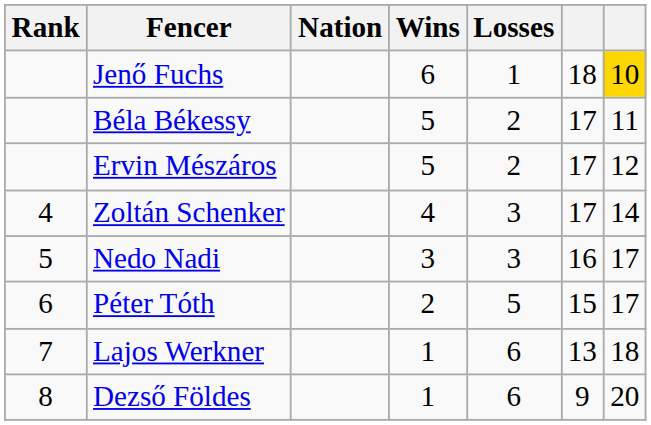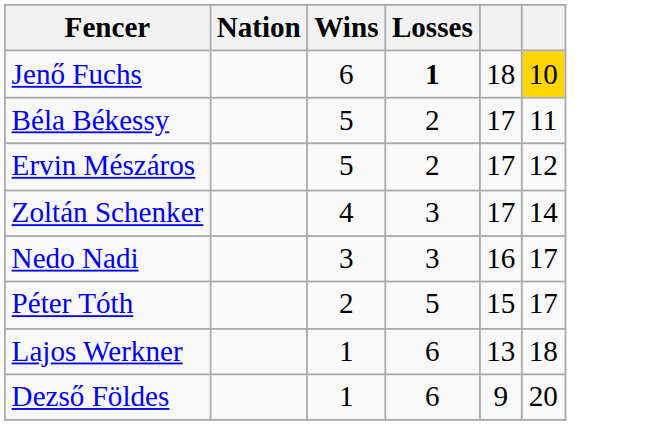- column: (46, 27)
(514, 73) normal -> (432, 73) bold
